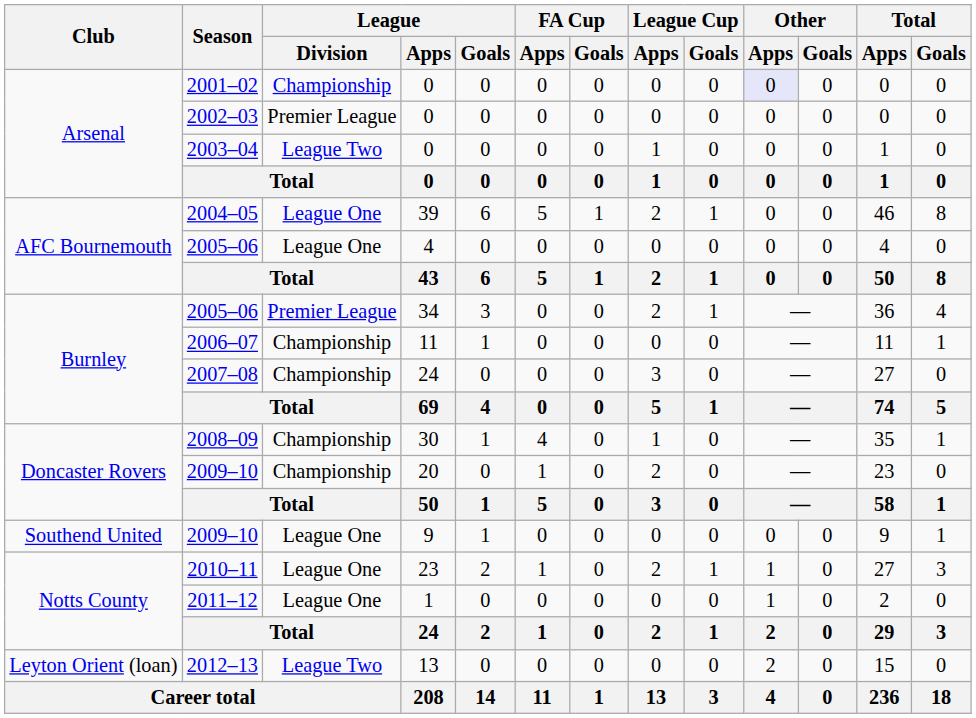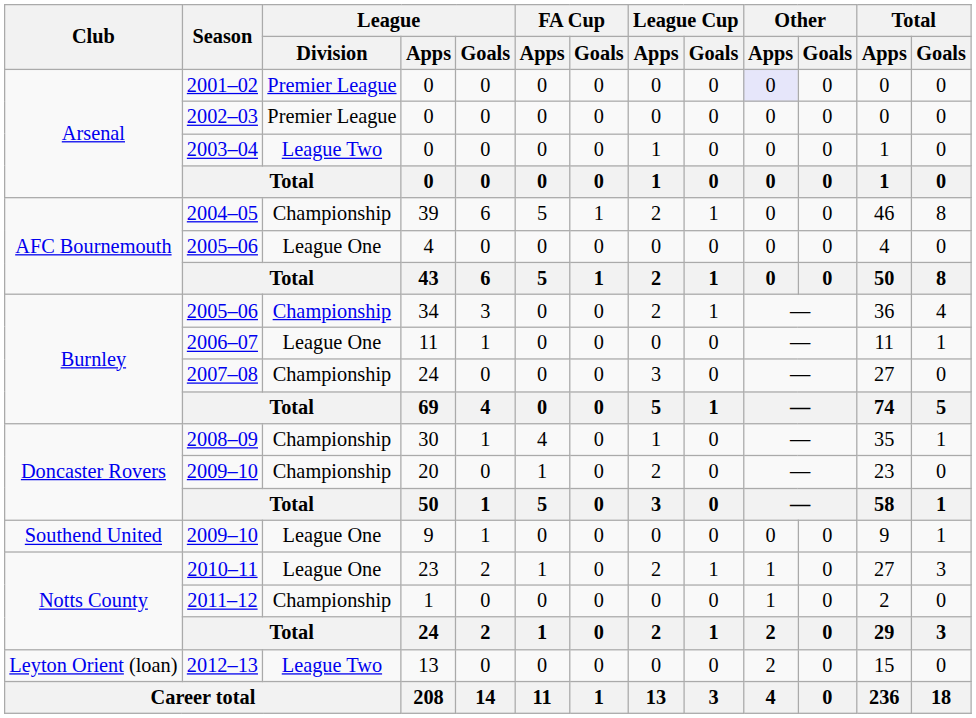(332, 85) Championship -> (332, 85) Premier League
(332, 213) League One -> (332, 213) Championship
(332, 310) Premier League -> (332, 310) Championship
(332, 342) Championship -> (332, 342) League One
(332, 600) League One -> (332, 600) Championship
